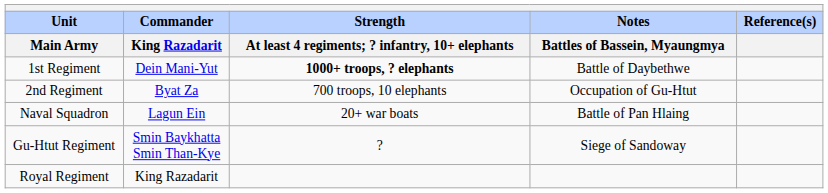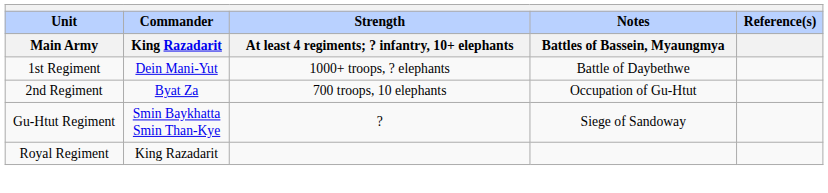(380, 68) bold -> (380, 68) normal
- row: (64, 114)
